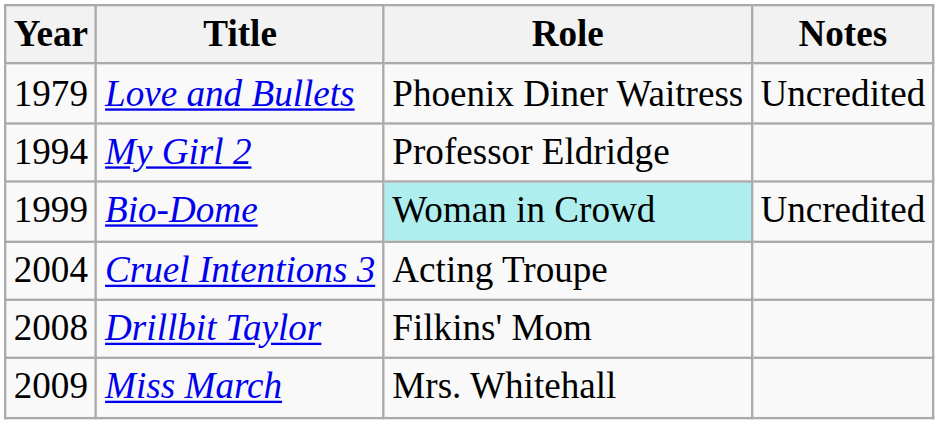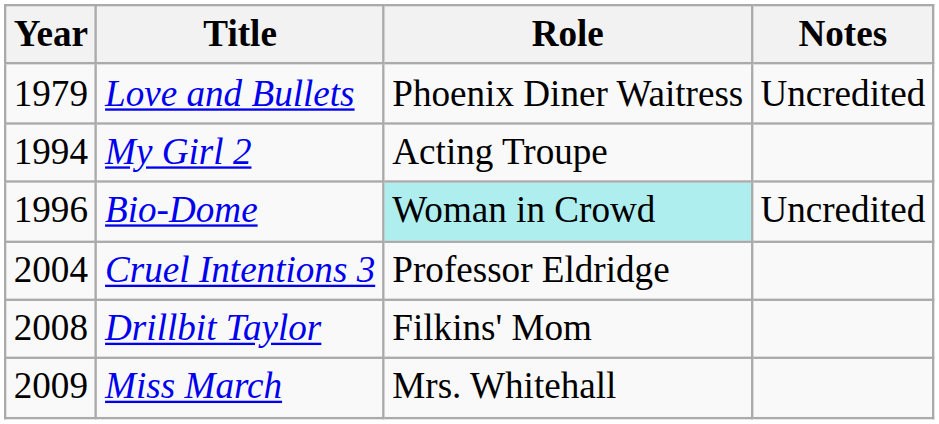(531, 151) Professor Eldridge -> (500, 151) Acting Troupe
(51, 210) 1999 -> (51, 210) 1996
(500, 269) Acting Troupe -> (531, 269) Professor Eldridge
